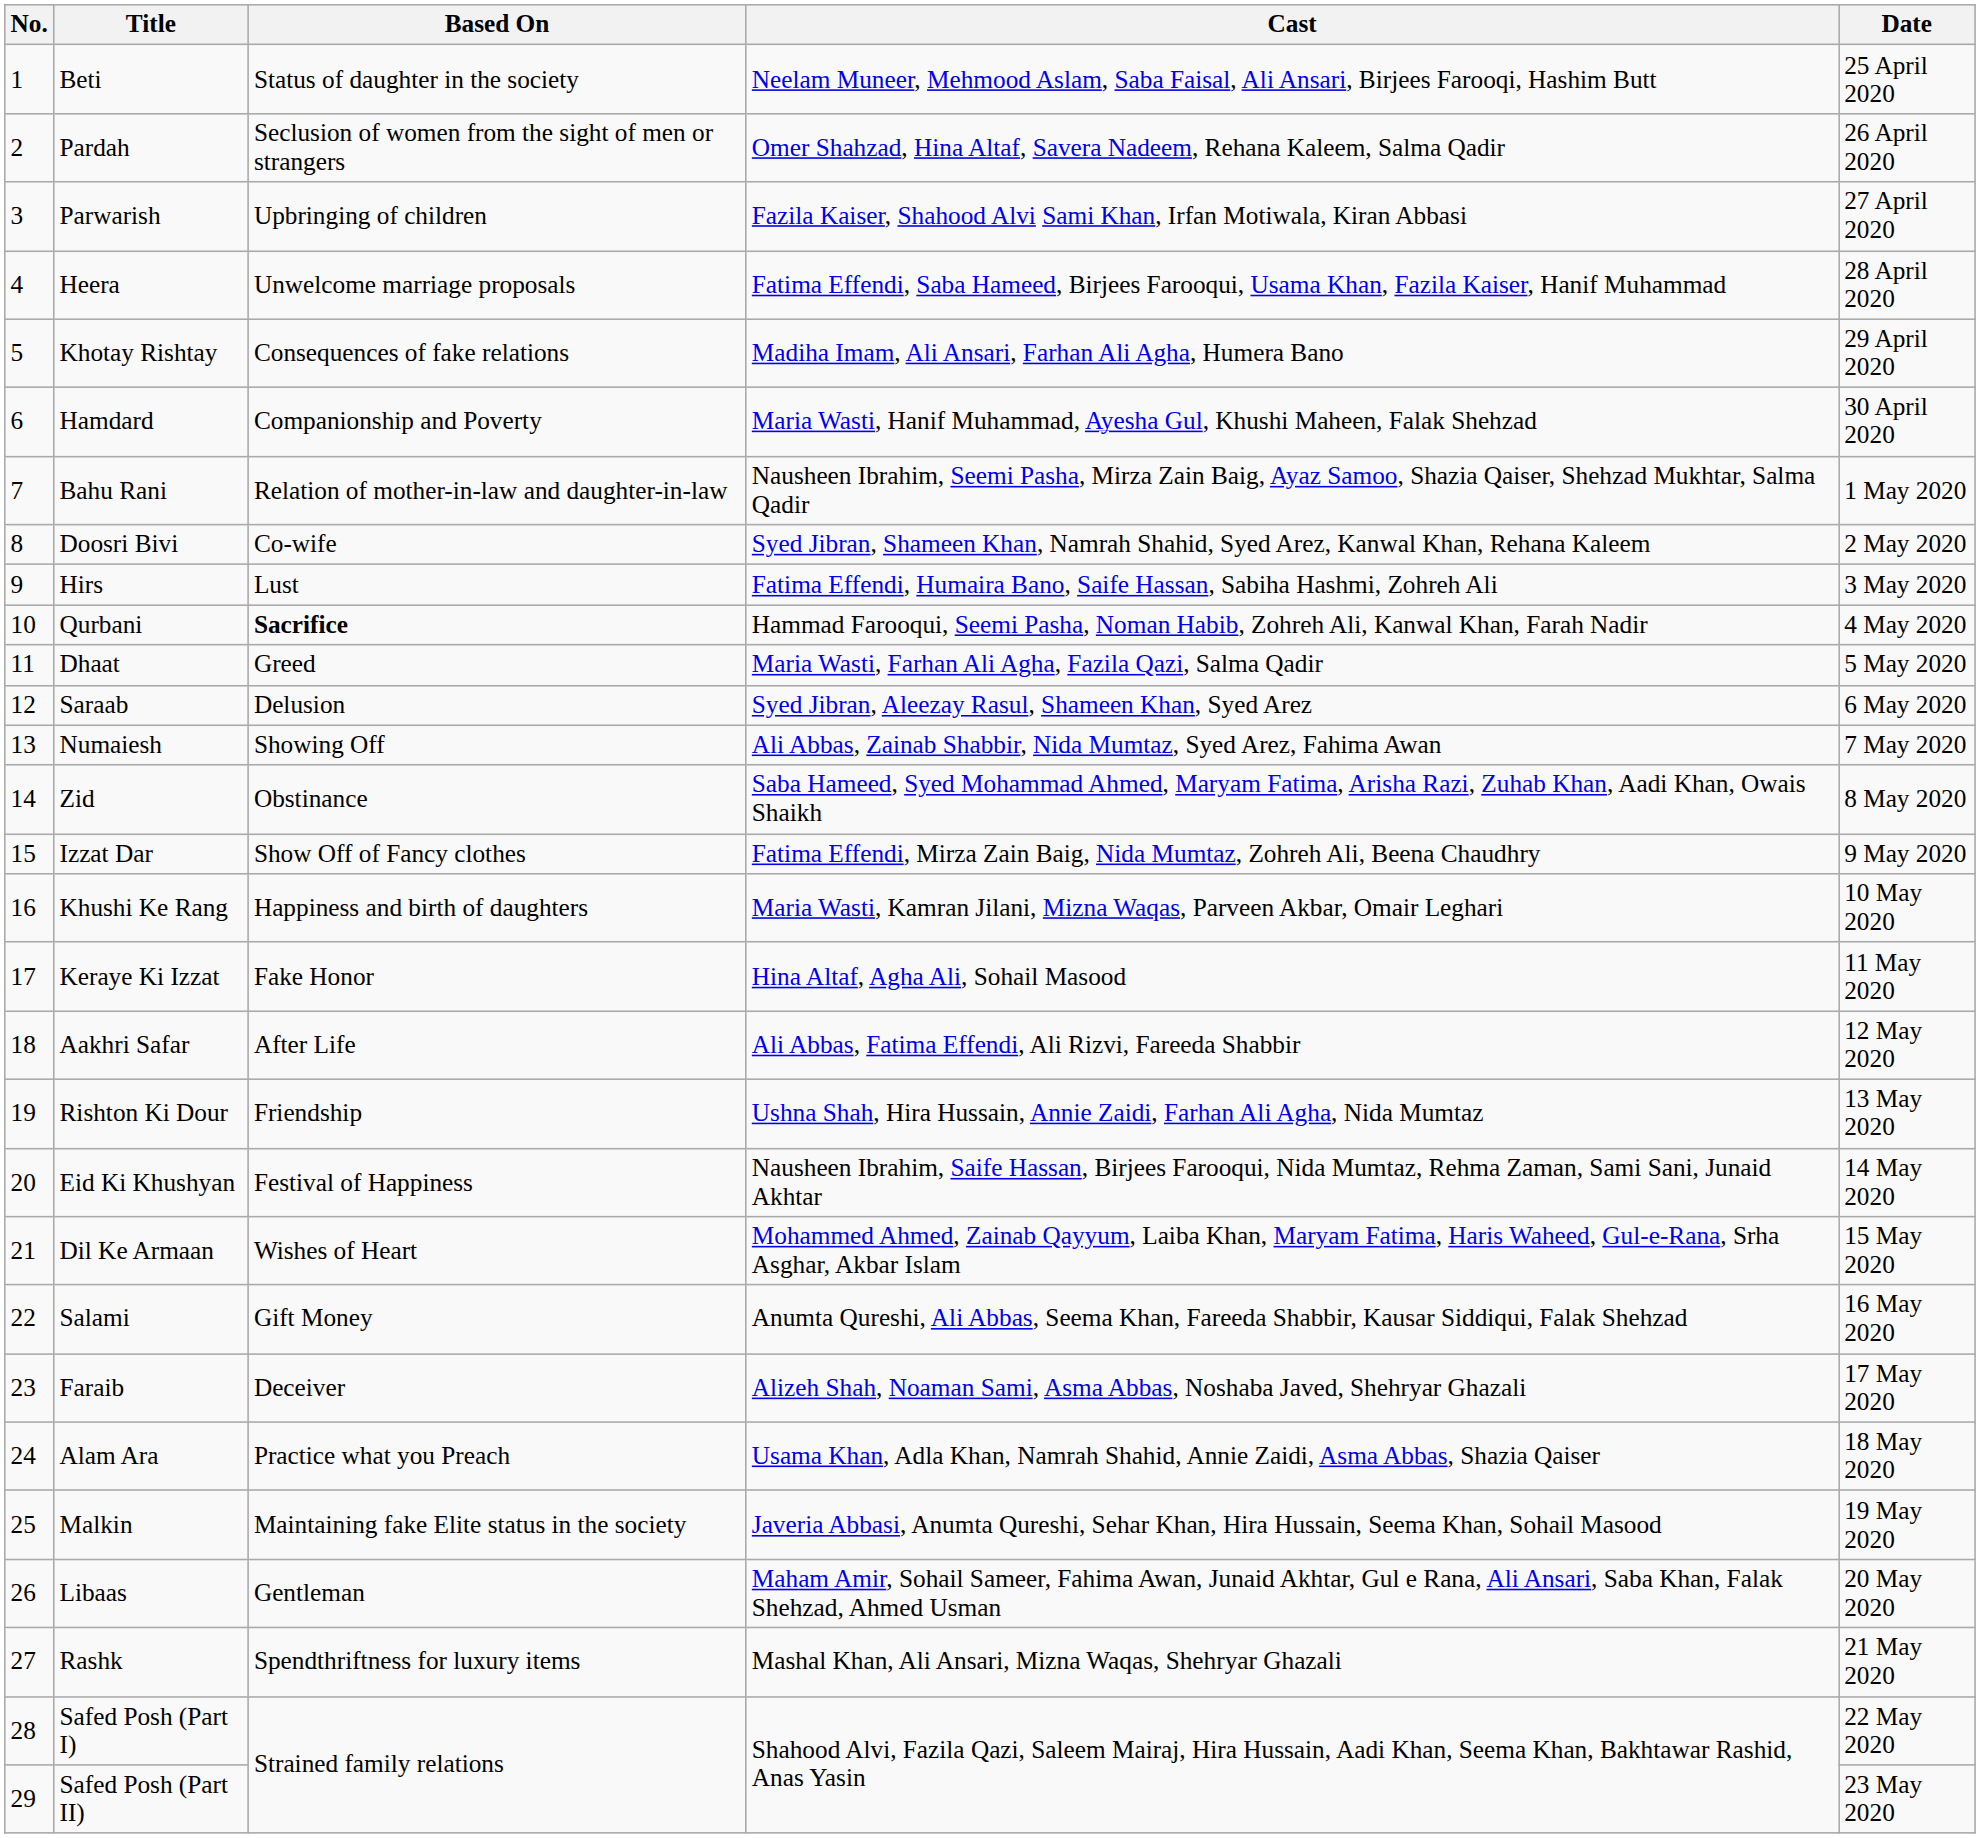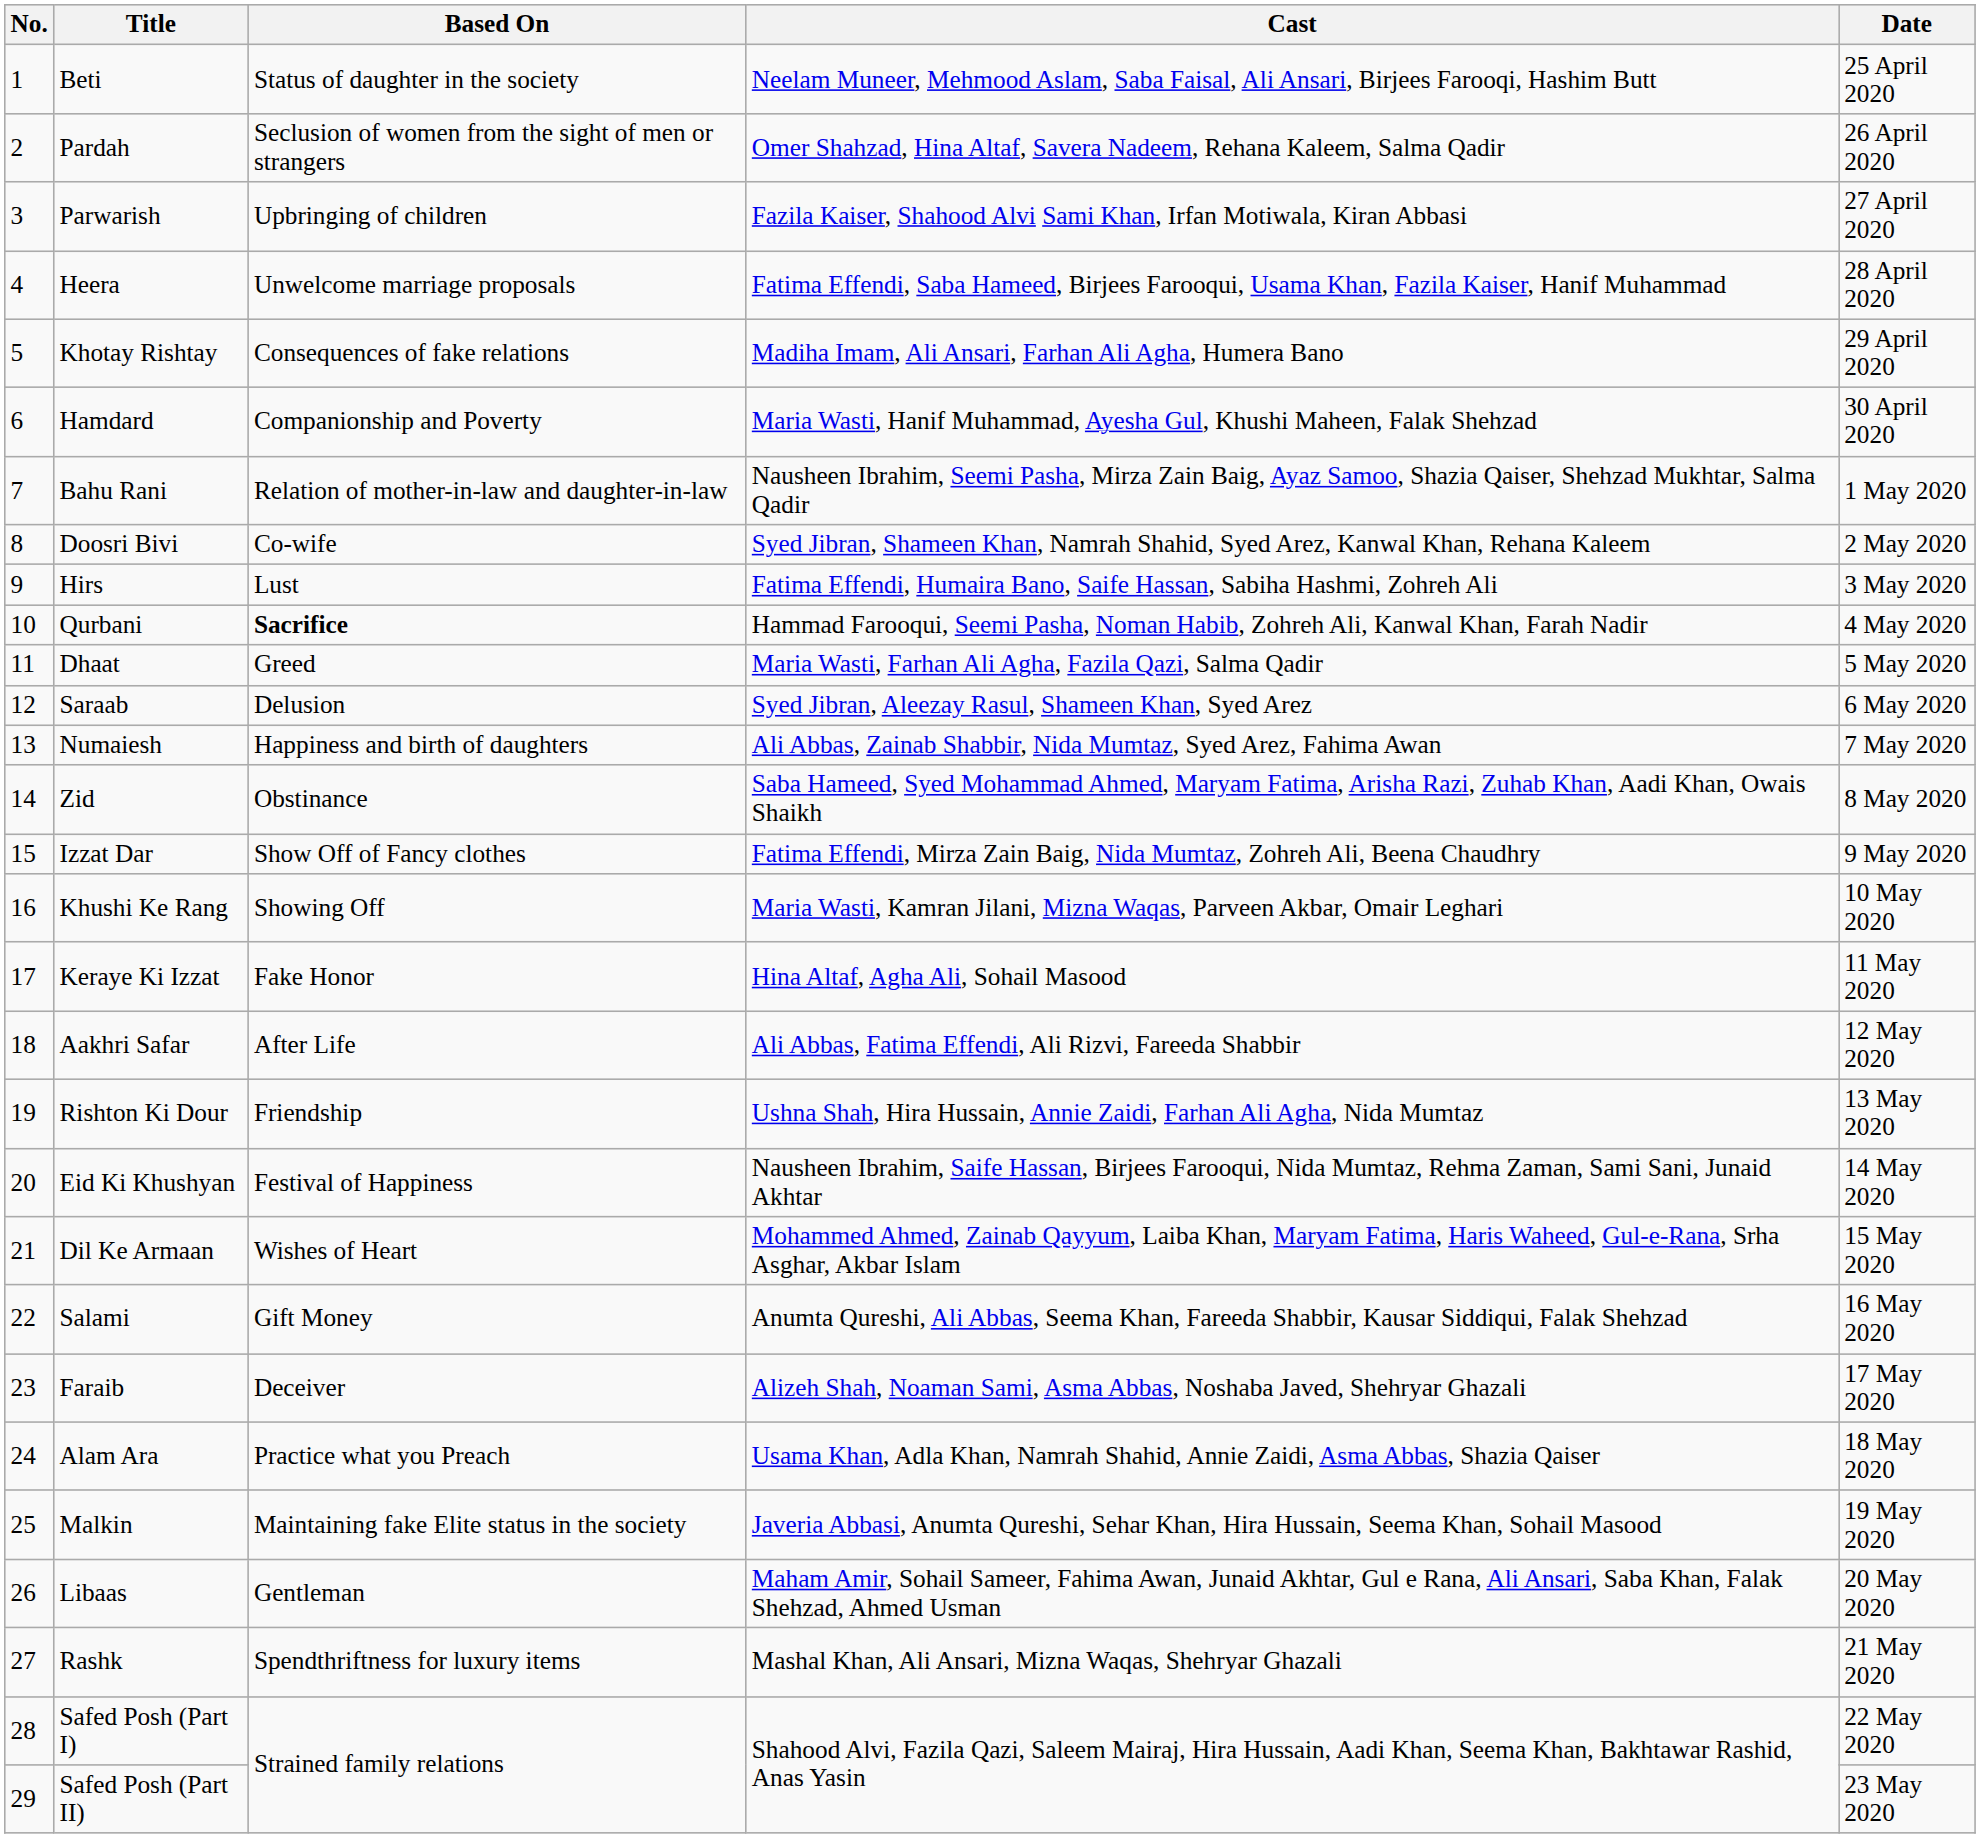(319, 744) Showing Off -> (421, 744) Happiness and birth of daughters
(421, 907) Happiness and birth of daughters -> (319, 907) Showing Off
